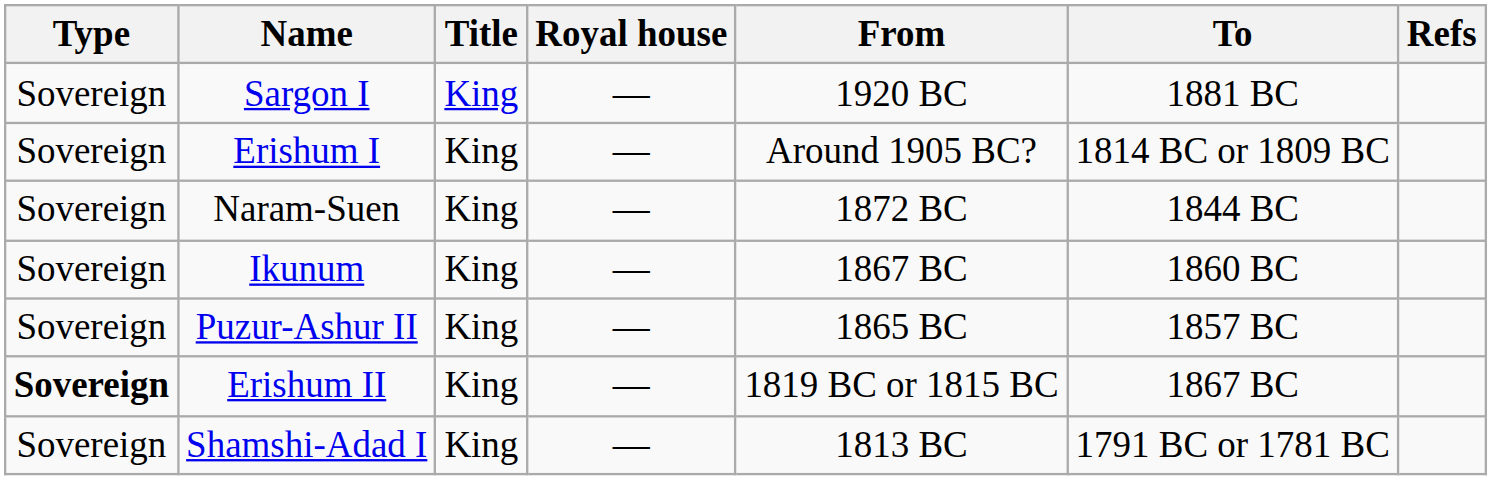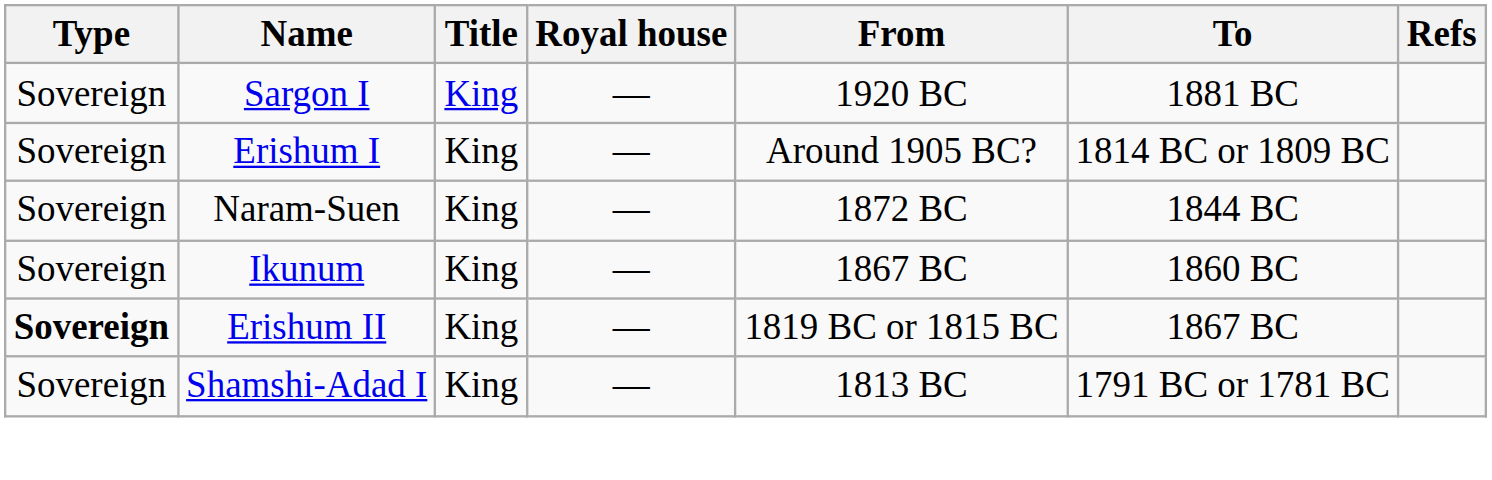- row: (307, 326)
